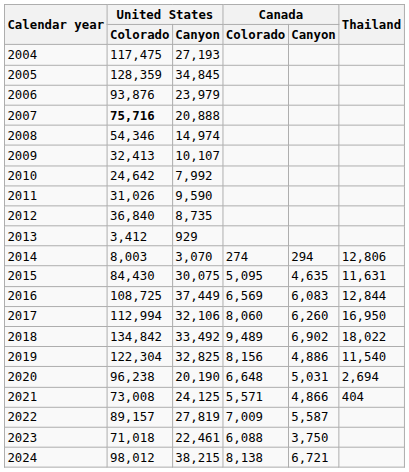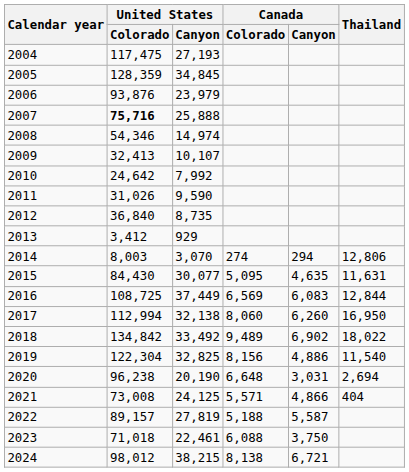(198, 115) 20,888 -> (198, 115) 25,888
(198, 276) 30,075 -> (198, 276) 30,077
(198, 316) 32,106 -> (198, 316) 32,138
(310, 377) 5,031 -> (310, 377) 3,031
(244, 417) 7,009 -> (244, 417) 5,188
